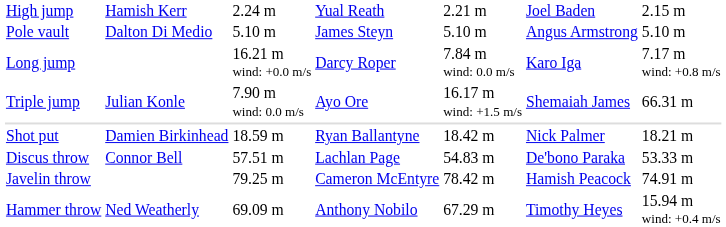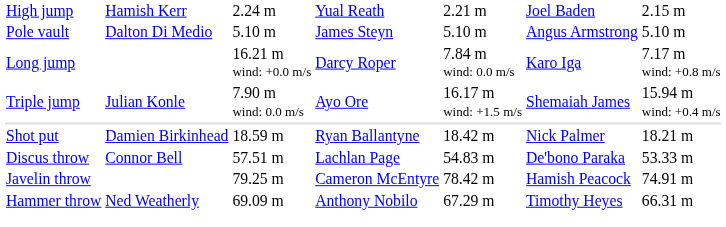(668, 101) 66.31 m -> (681, 101) 15.94 m wind: +0.4 m/s
(681, 209) 15.94 m wind: +0.4 m/s -> (668, 200) 66.31 m
